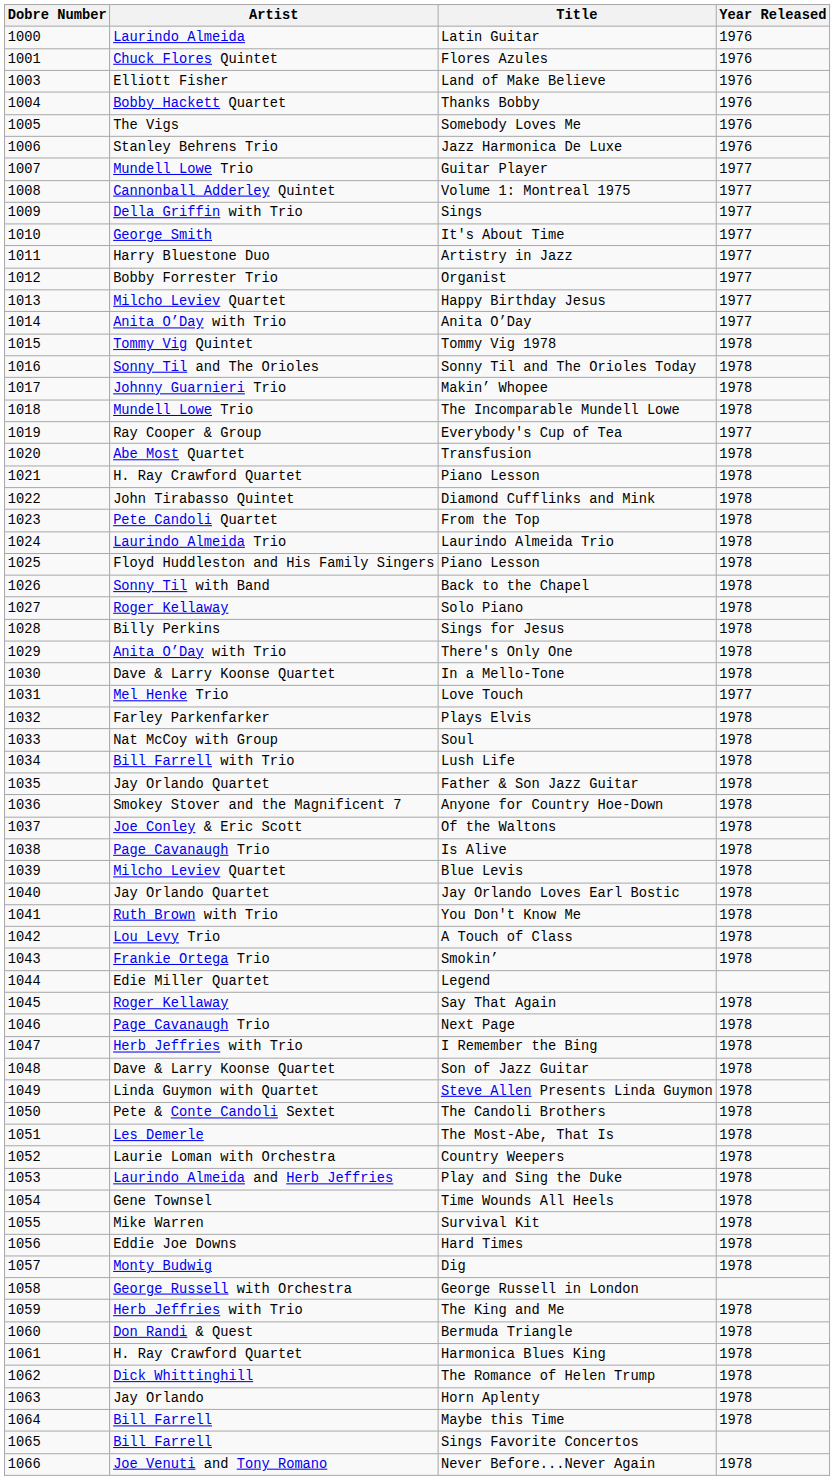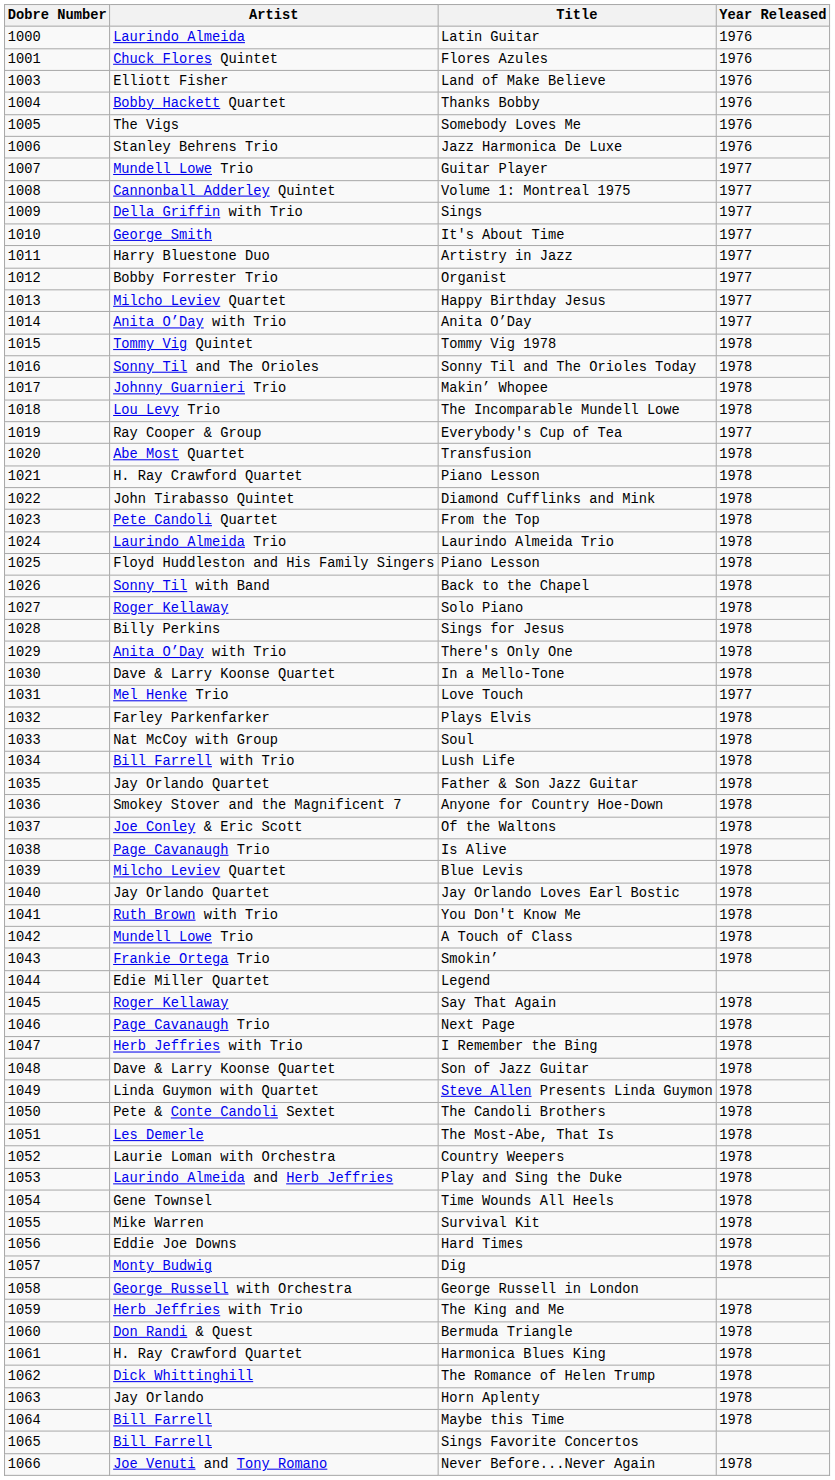(183, 411) Mundell Lowe Trio -> (167, 411) Lou Levy Trio
(167, 938) Lou Levy Trio -> (183, 938) Mundell Lowe Trio
